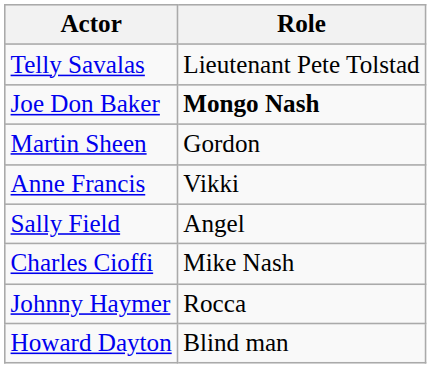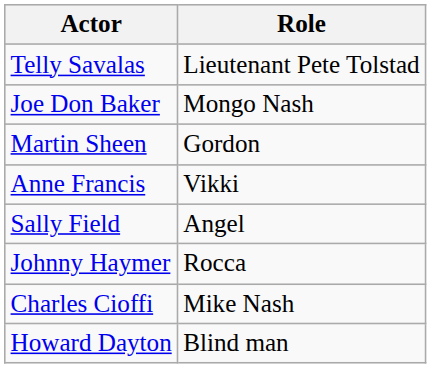(251, 104) bold -> (249, 104) normal
rows swapped: (82, 263) <-> (90, 303)
